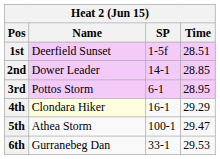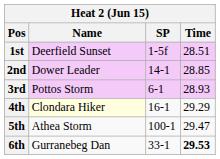(196, 88) 28.95 -> (196, 88) 28.93
(196, 145) normal -> (196, 145) bold
